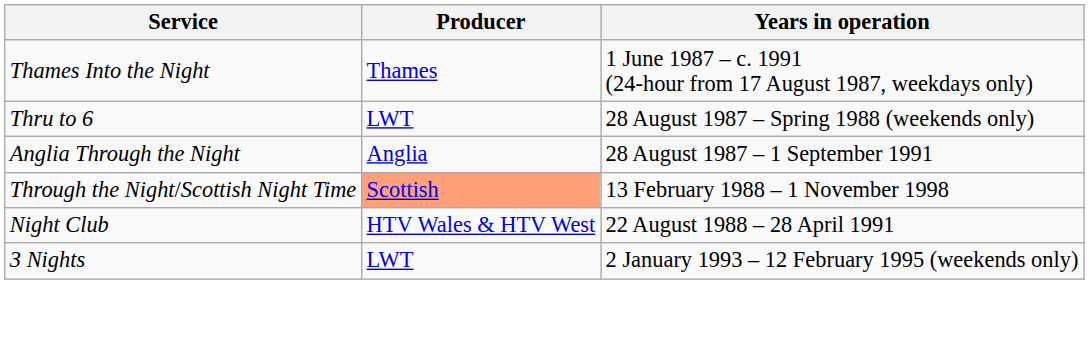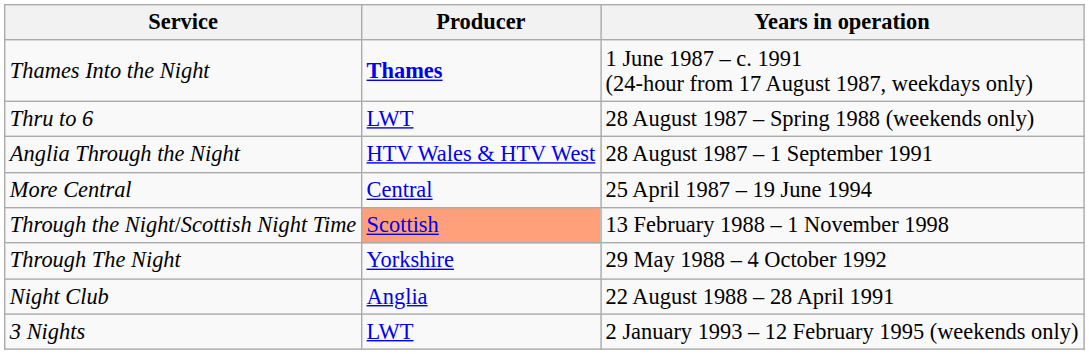(402, 70) normal -> (405, 70) bold
(397, 154) Anglia -> (481, 154) HTV Wales & HTV West
+ row: (71, 189)
+ row: (95, 260)
(481, 225) HTV Wales & HTV West -> (397, 296) Anglia
